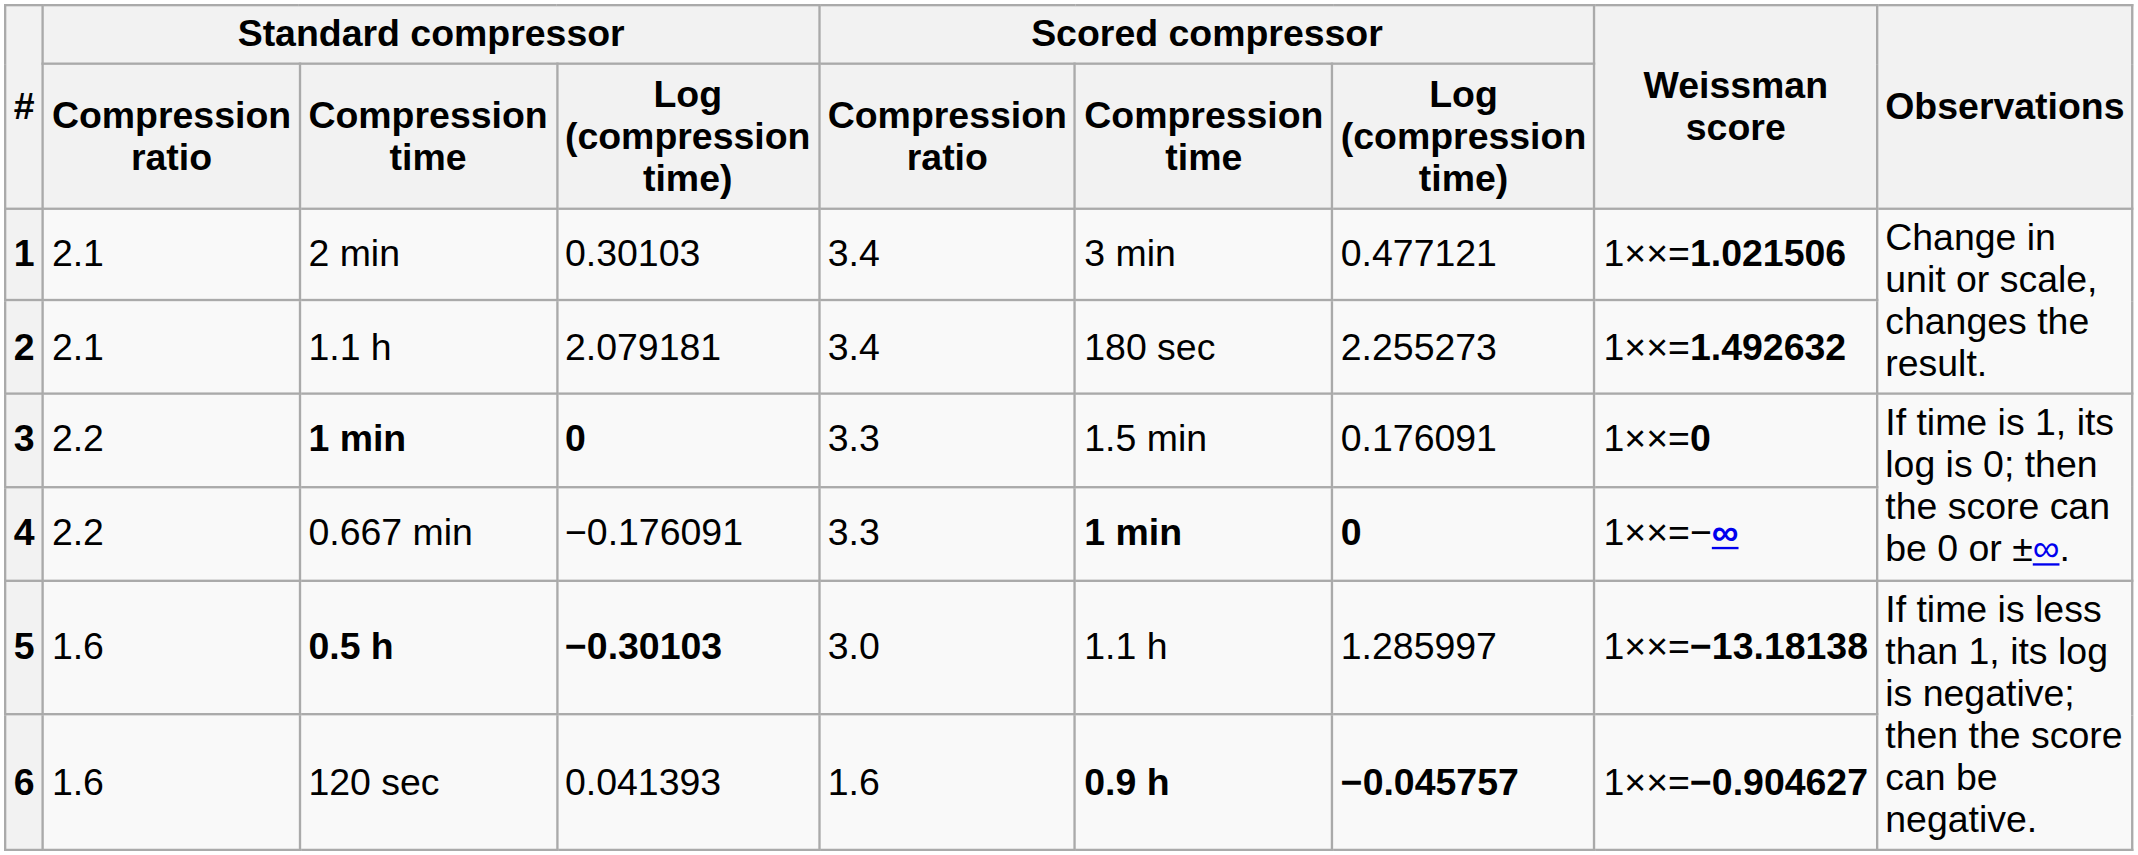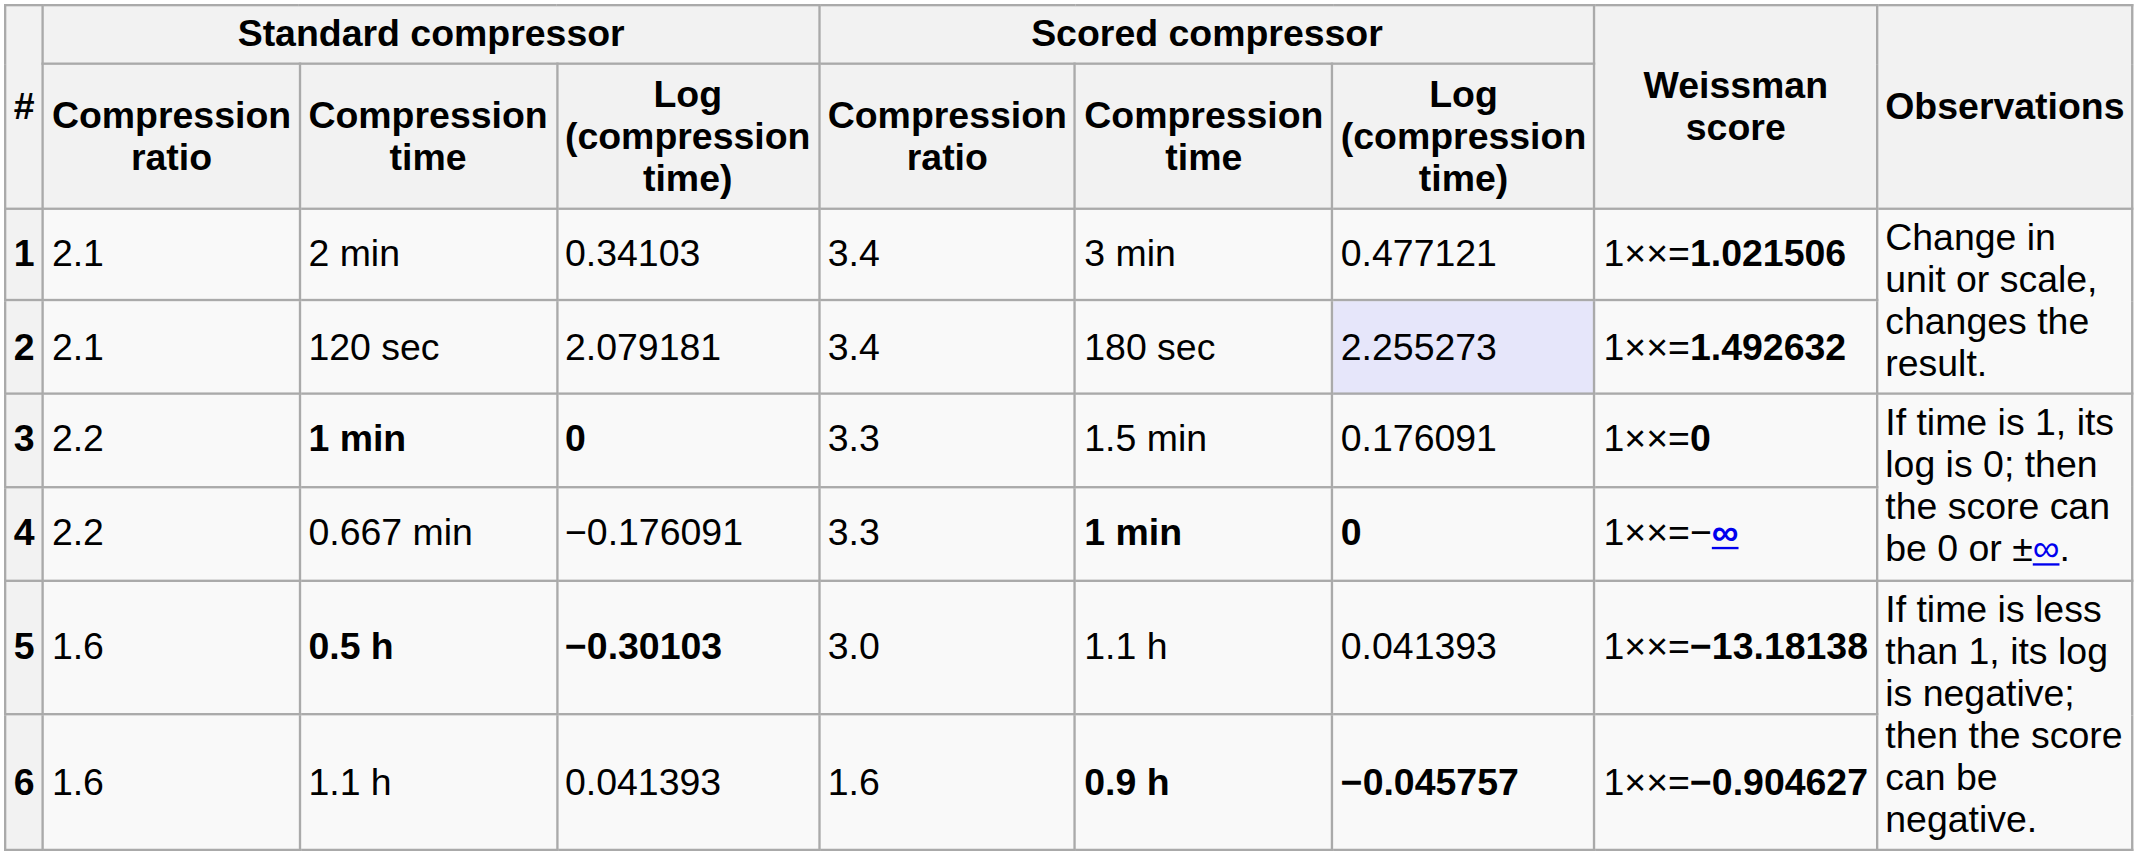(633, 253) 0.30103 -> (633, 253) 0.34103
(350, 346) 1.1 h -> (374, 346) 120 sec
(1419, 346) no background -> (1419, 346) lavender background
(1419, 646) 1.285997 -> (1419, 646) 0.041393
(374, 781) 120 sec -> (350, 781) 1.1 h
